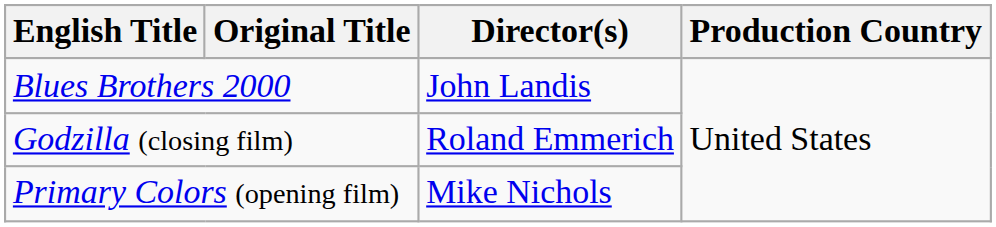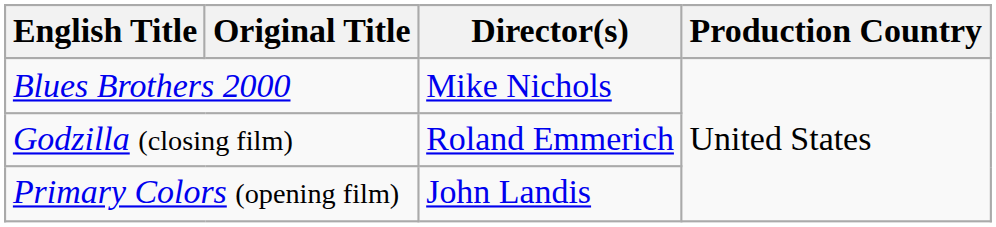(509, 85) John Landis -> (519, 85) Mike Nichols
(519, 192) Mike Nichols -> (509, 192) John Landis
